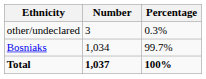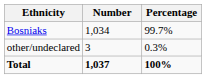rows swapped: (27, 47) <-> (43, 30)
